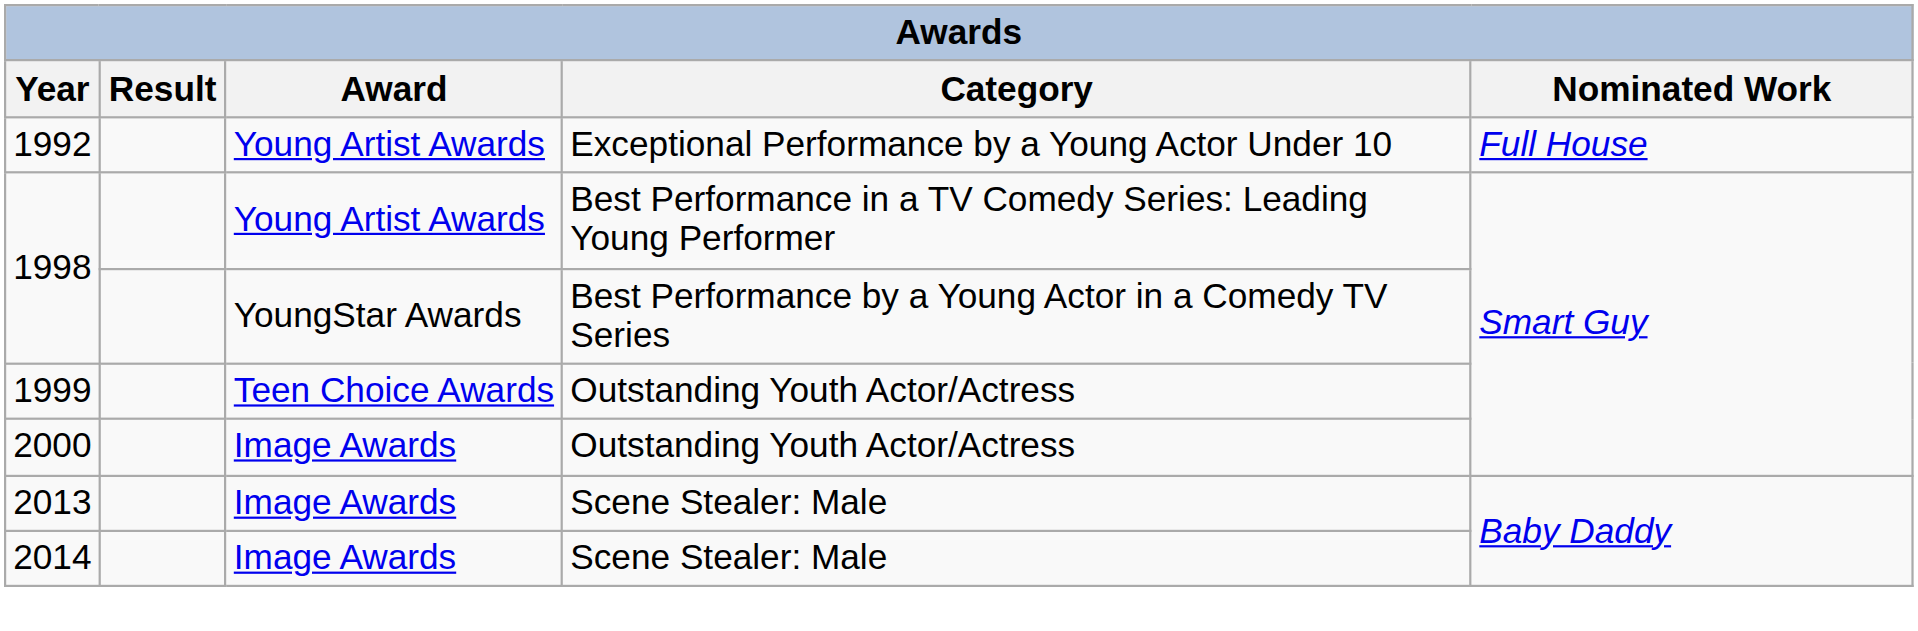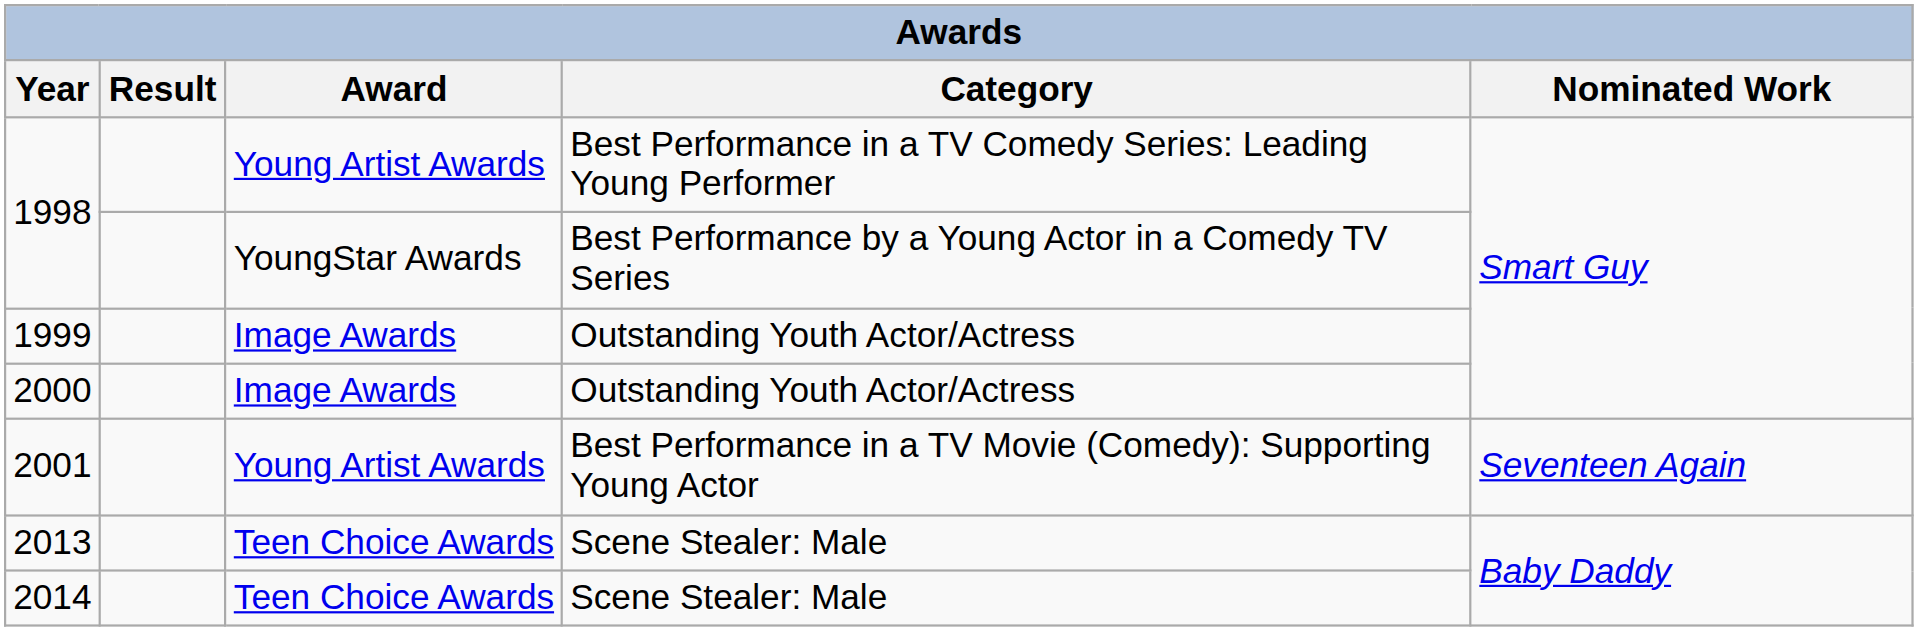- row: (52, 144)
(394, 390) Teen Choice Awards -> (345, 334) Image Awards
+ row: (52, 466)
(345, 502) Image Awards -> (394, 541) Teen Choice Awards
(345, 558) Image Awards -> (394, 597) Teen Choice Awards
